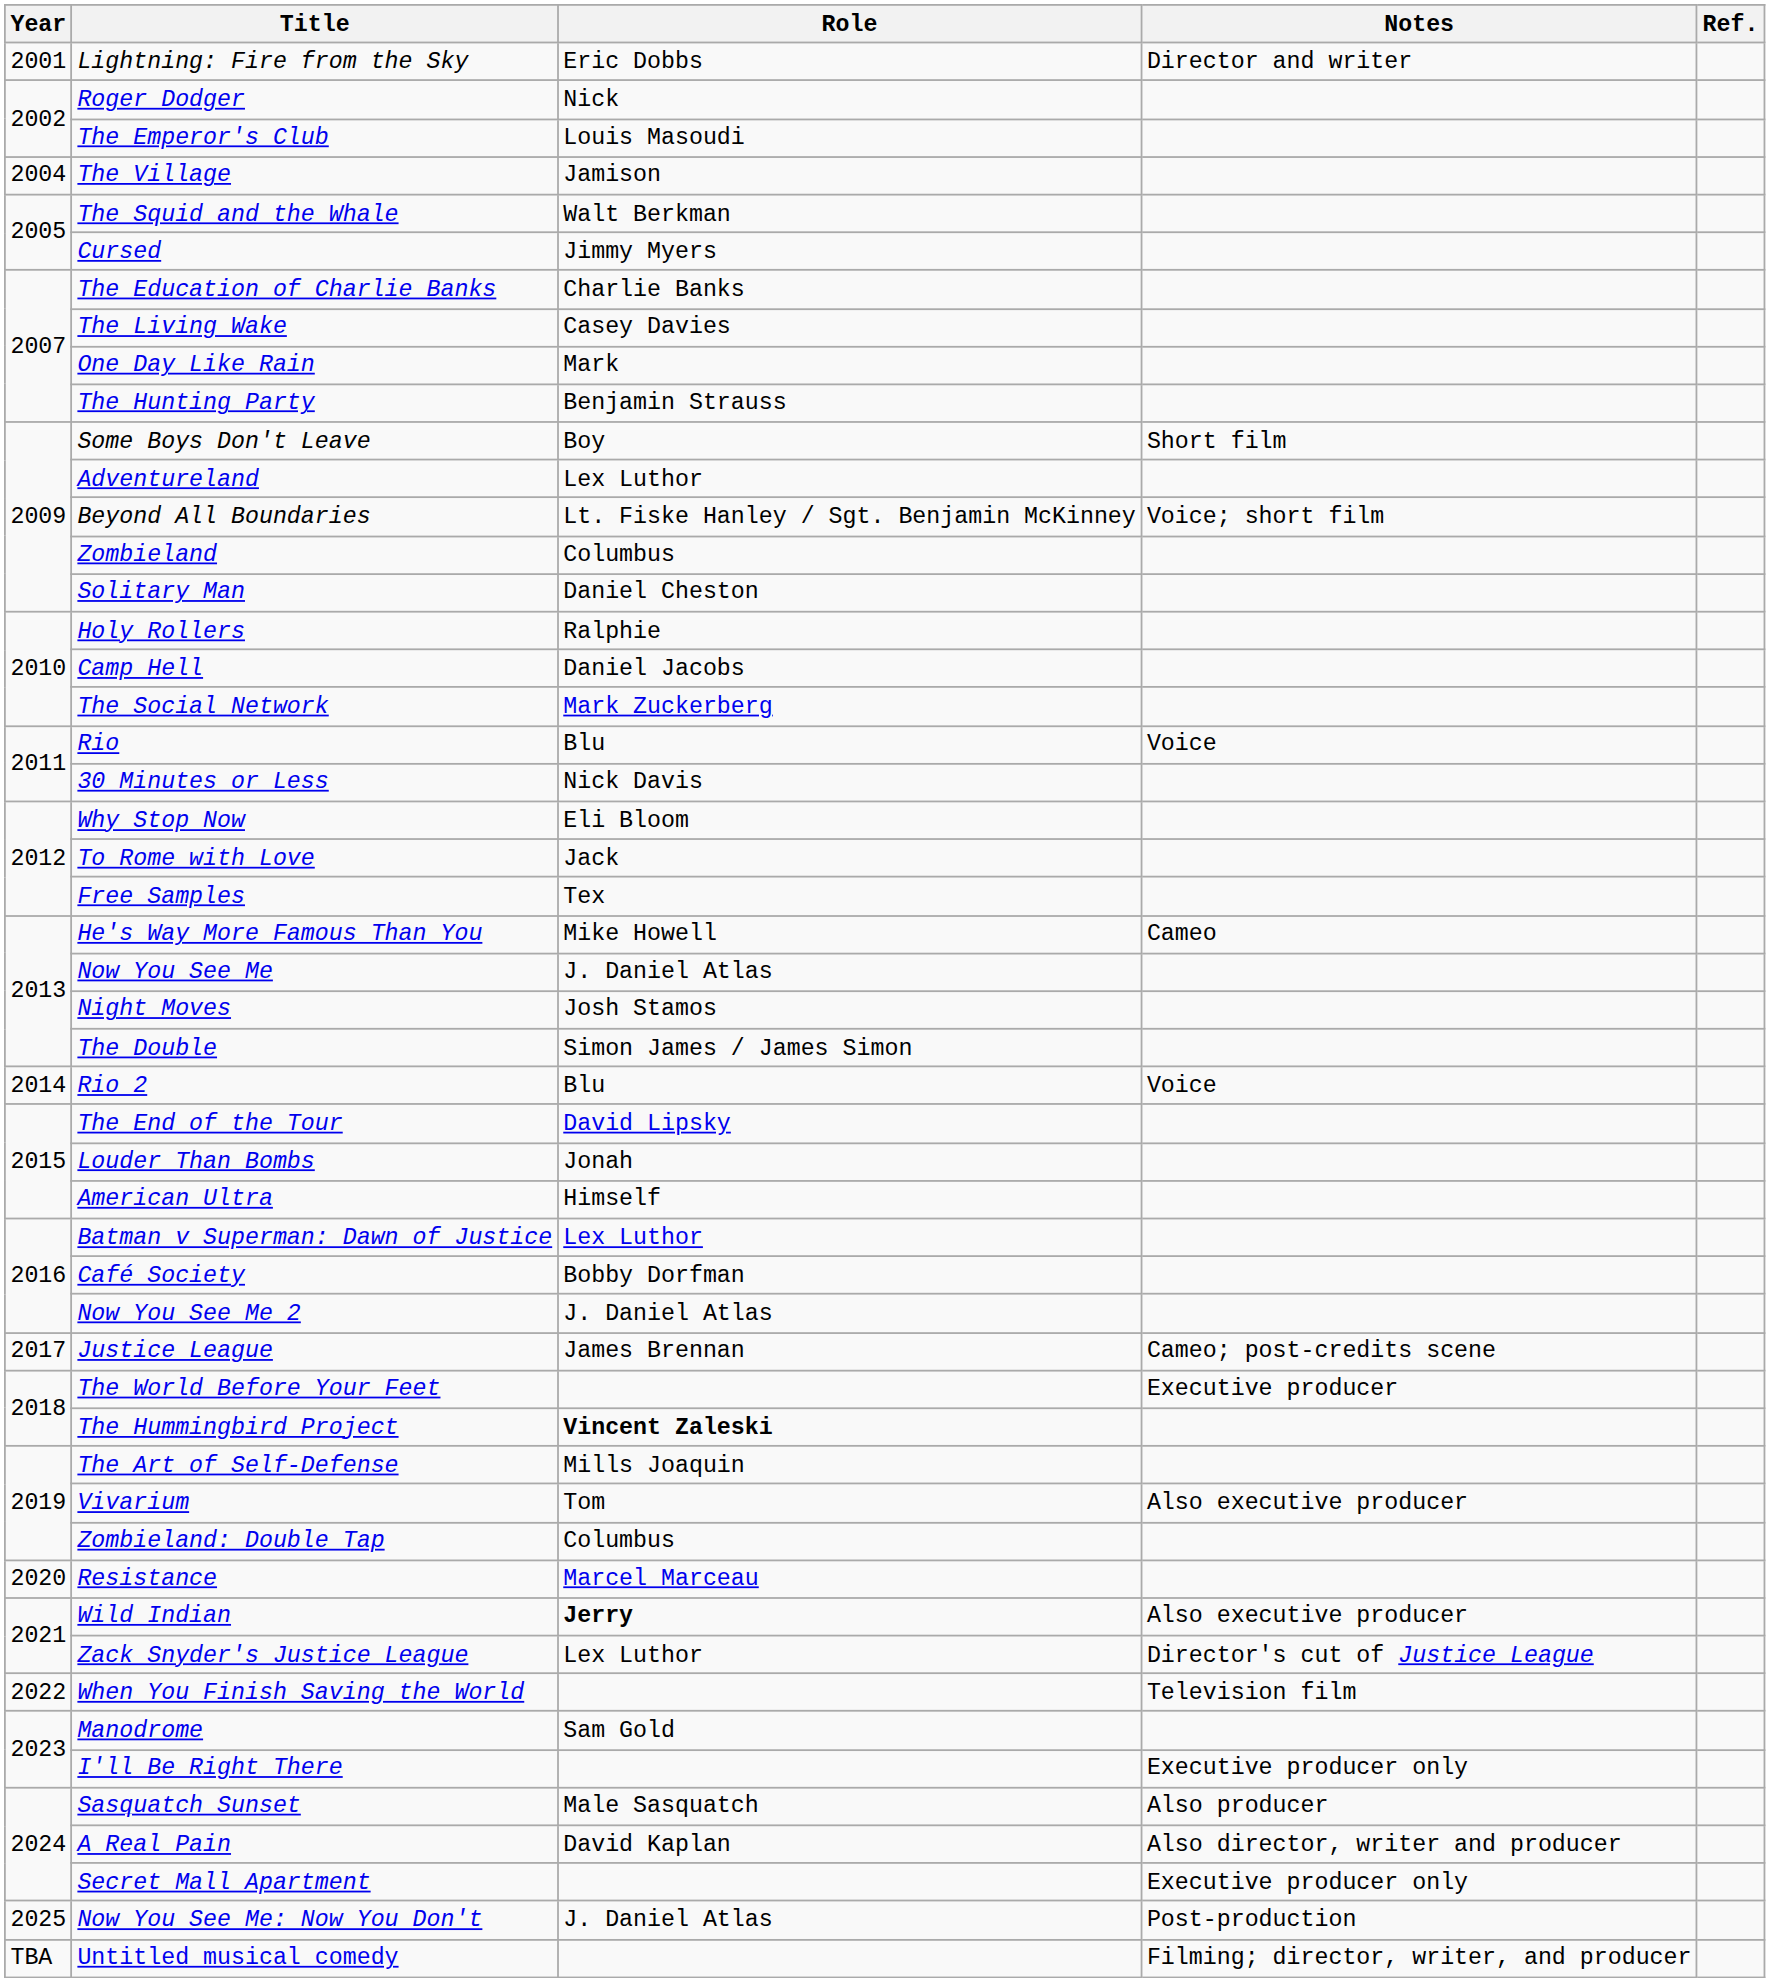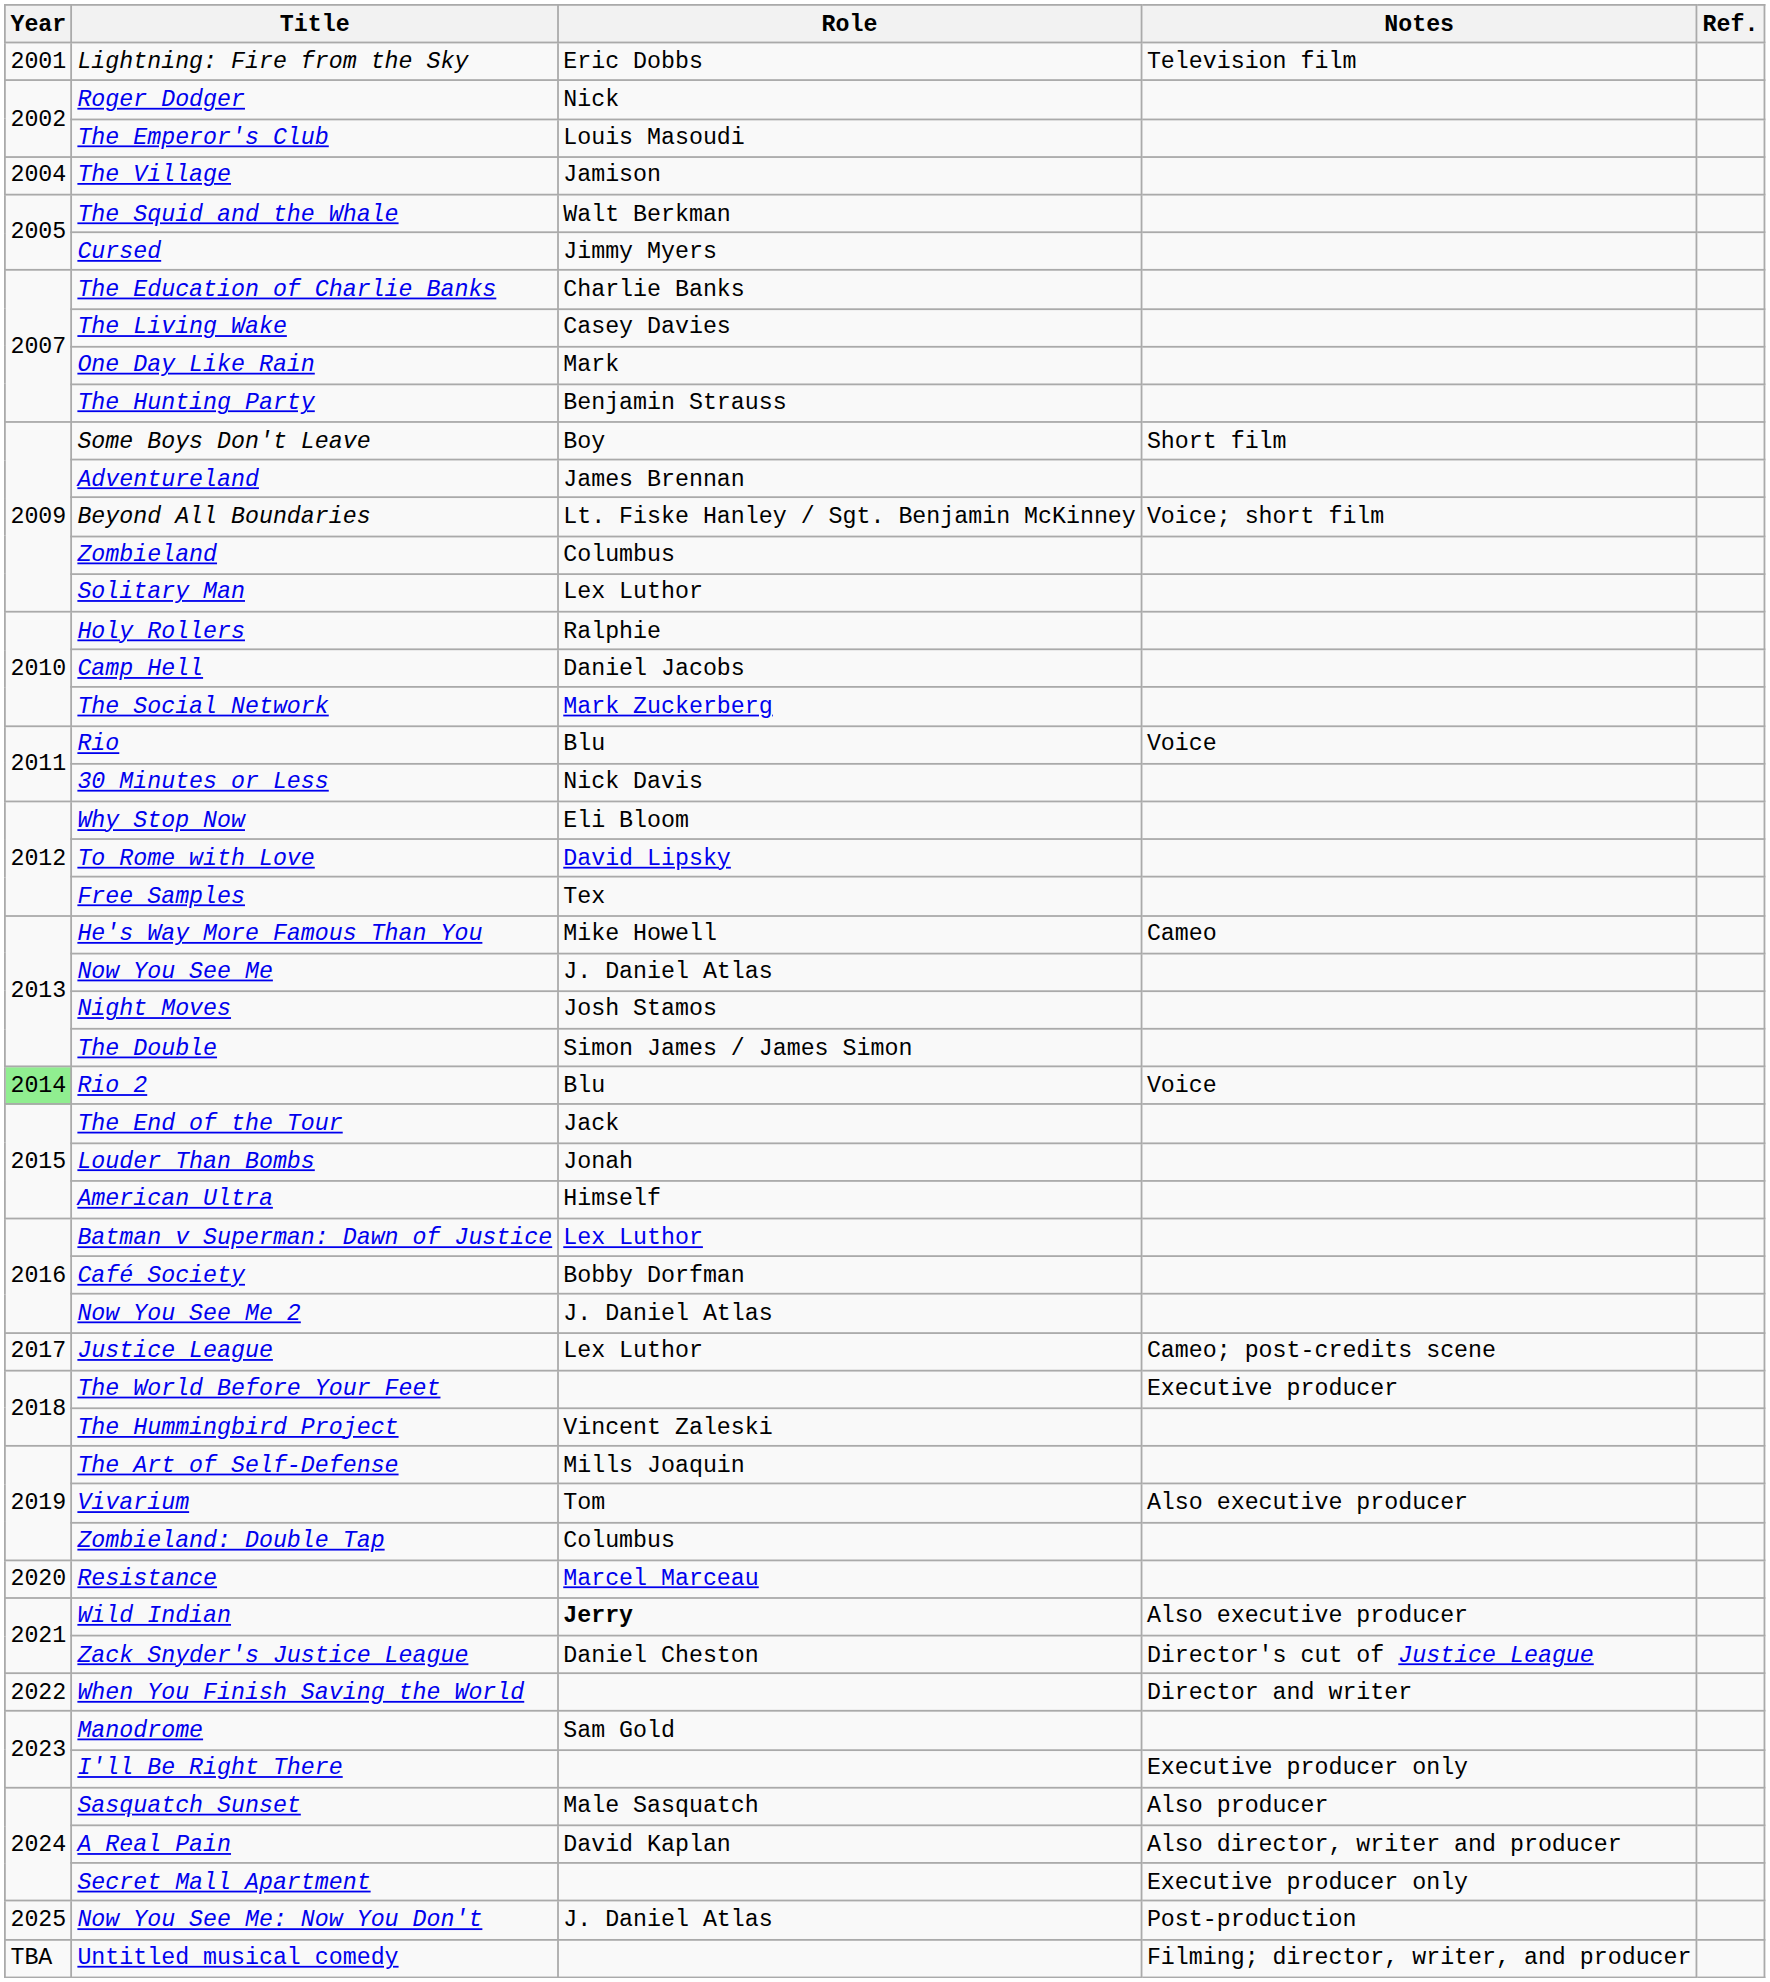(1280, 62) Director and writer -> (1252, 62) Television film
(633, 479) Lex Luthor -> (654, 479) James Brennan
(661, 593) Daniel Cheston -> (633, 593) Lex Luthor
(591, 858) Jack -> (647, 858) David Lipsky
(38, 1086) no background -> (38, 1086) lightgreen background
(647, 1124) David Lipsky -> (591, 1124) Jack
(654, 1351) James Brennan -> (633, 1351) Lex Luthor
(668, 1427) bold -> (668, 1427) normal
(633, 1655) Lex Luthor -> (661, 1655) Daniel Cheston
(1252, 1693) Television film -> (1280, 1693) Director and writer
